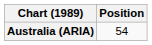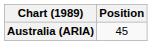(122, 31) 54 -> (122, 31) 45
